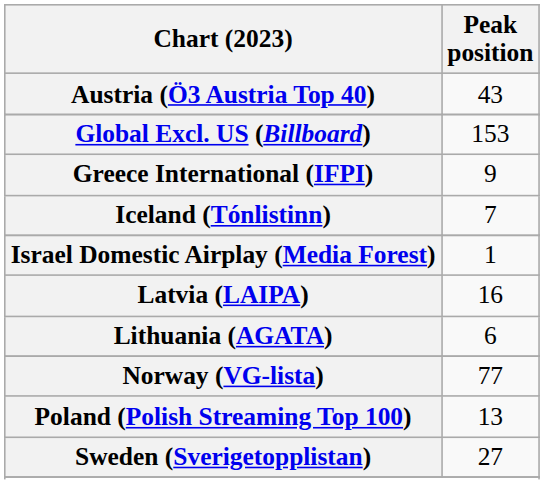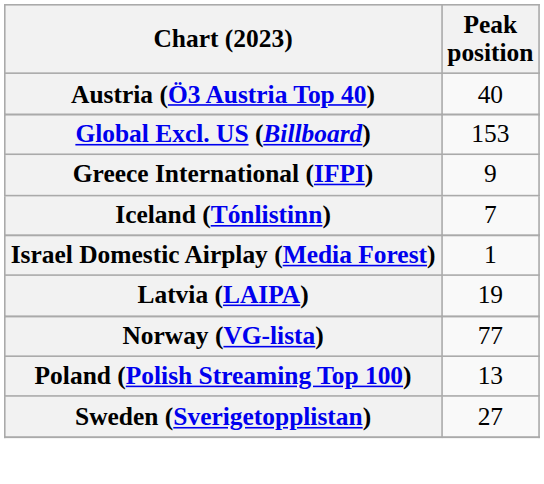(490, 93) 43 -> (490, 93) 40
(490, 295) 16 -> (490, 295) 19
- row: (223, 335)
